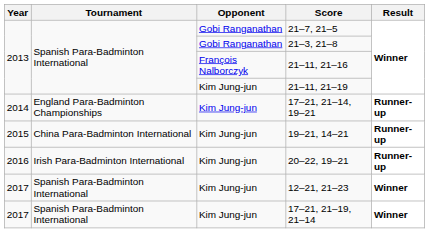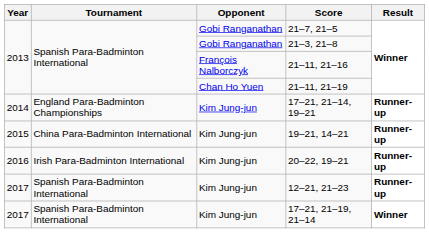(228, 86) Kim Jung-jun -> (231, 86) Chan Ho Yuen
(391, 188) Winner -> (393, 188) Runner-up
